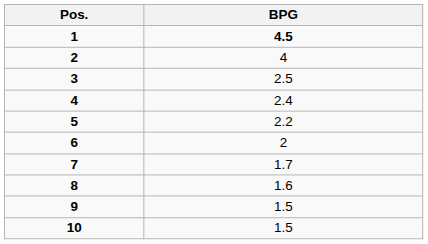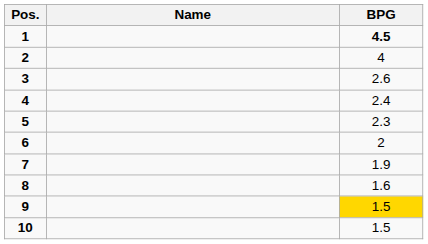+ column: (193, 15)
(283, 79) 2.5 -> (381, 79) 2.6
(283, 121) 2.2 -> (381, 121) 2.3
(283, 164) 1.7 -> (381, 164) 1.9
(283, 206) no background -> (381, 206) gold background
